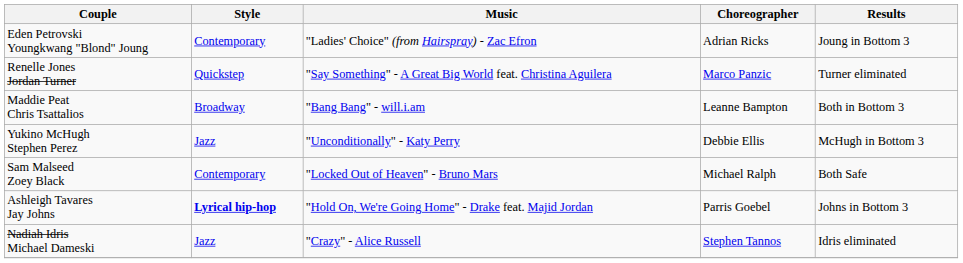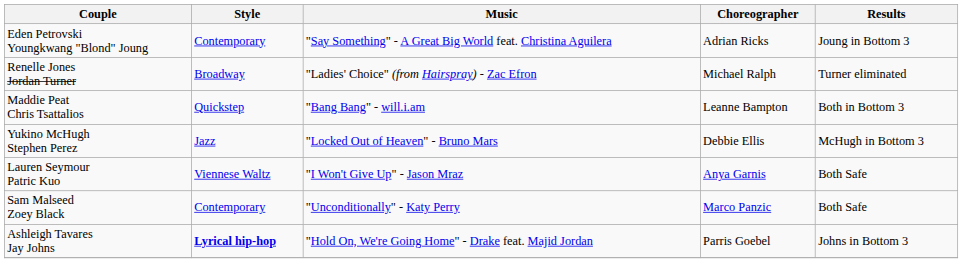(421, 40) "Ladies' Choice" (from Hairspray) - Zac Efron -> (459, 40) "Say Something" - A Great Big World feat. Christina Aguilera
(219, 74) Quickstep -> (220, 74) Broadway
(459, 74) "Say Something" - A Great Big World feat. Christina Aguilera -> (421, 74) "Ladies' Choice" (from Hairspray) - Zac Efron
(737, 74) Marco Panzic -> (740, 74) Michael Ralph
(220, 107) Broadway -> (219, 107) Quickstep
(383, 140) "Unconditionally" - Katy Perry -> (402, 140) "Locked Out of Heaven" - Bruno Mars
+ row: (48, 174)
(402, 174) "Locked Out of Heaven" - Bruno Mars -> (383, 207) "Unconditionally" - Katy Perry
(740, 174) Michael Ralph -> (737, 207) Marco Panzic
- row: (51, 241)
